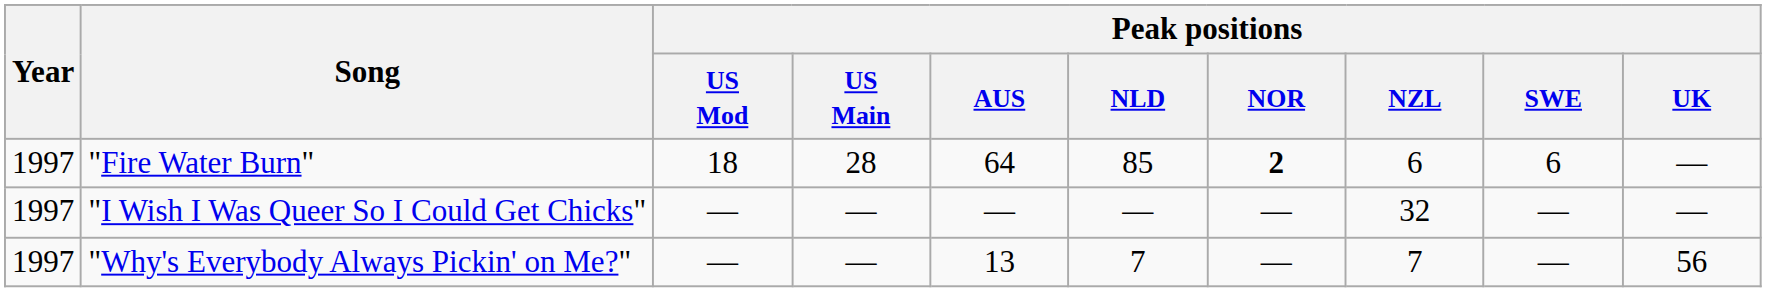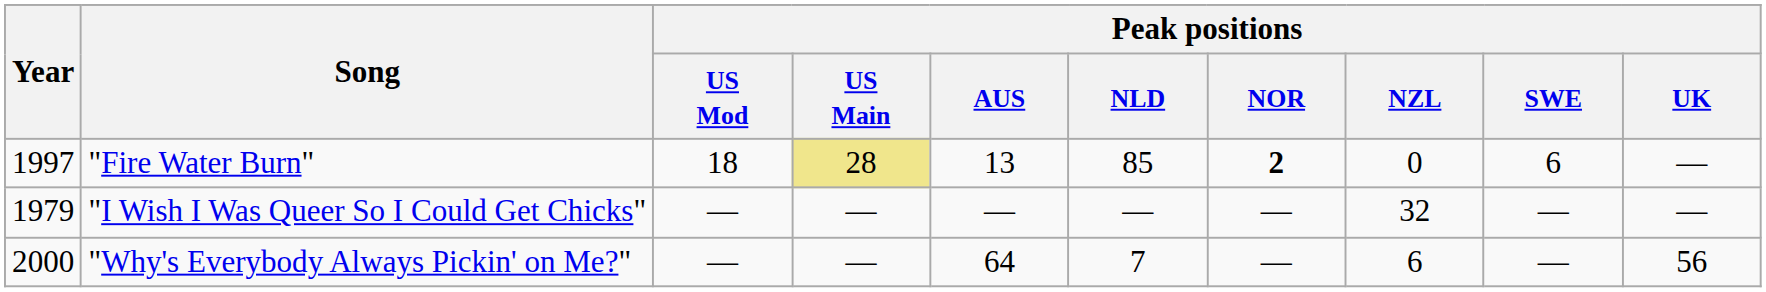(861, 162) no background -> (861, 162) khaki background
(999, 162) 64 -> (999, 162) 13
(1415, 162) 6 -> (1415, 162) 0
(43, 211) 1997 -> (43, 211) 1979
(43, 260) 1997 -> (43, 260) 2000
(999, 260) 13 -> (999, 260) 64
(1415, 260) 7 -> (1415, 260) 6
